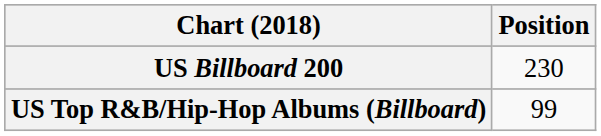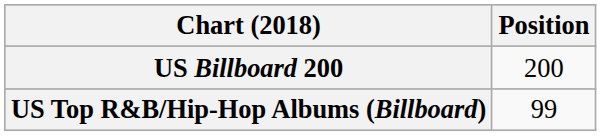(544, 67) 230 -> (544, 67) 200
